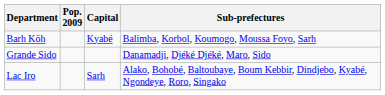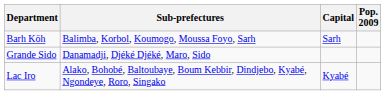columns swapped: (72, 17) <-> (251, 17)
(100, 39) Kyabé -> (332, 39) Sarh
(96, 76) Sarh -> (335, 76) Kyabé
